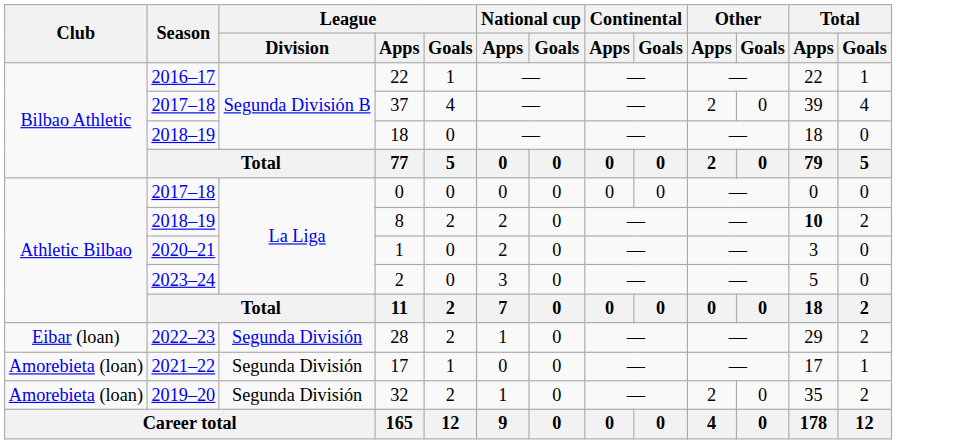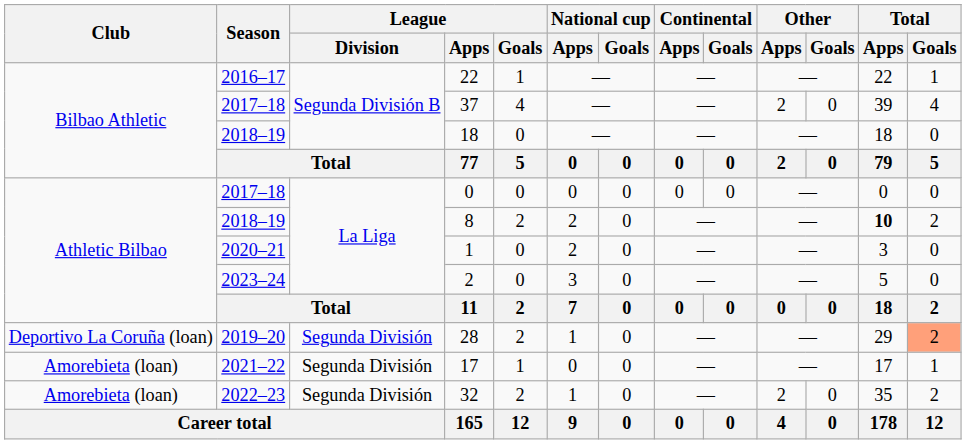(76, 337) Eibar (loan) -> (111, 337) Deportivo La Coruña (loan)
(183, 337) 2022–23 -> (253, 337) 2019–20
(864, 337) no background -> (934, 337) lightsalmon background
(183, 395) 2019–20 -> (253, 395) 2022–23
